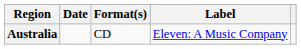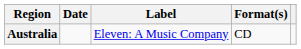columns swapped: (120, 14) <-> (220, 14)
